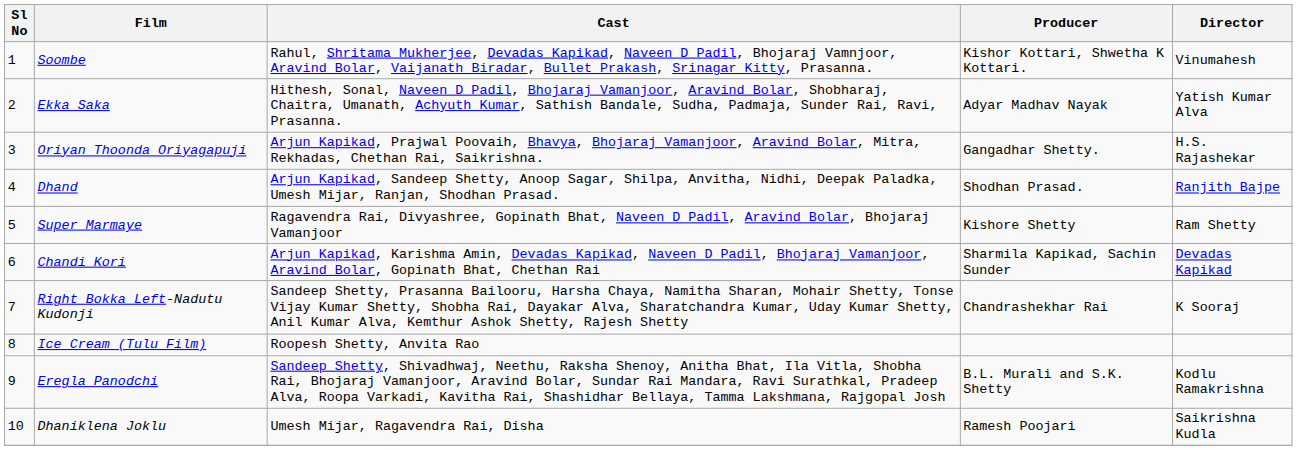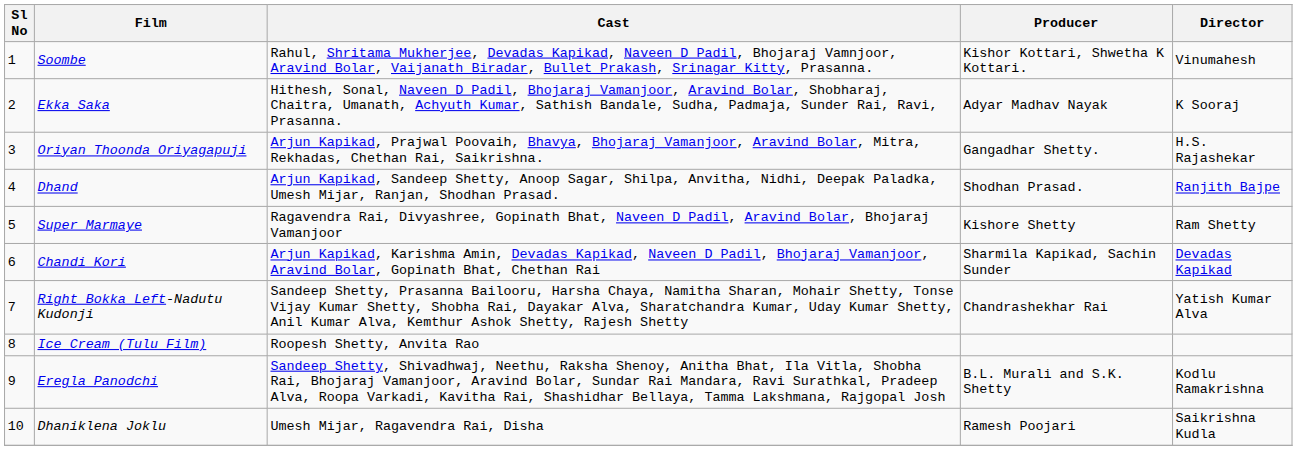(1224, 105) Yatish Kumar Alva -> (1208, 105) K Sooraj
(1208, 307) K Sooraj -> (1224, 307) Yatish Kumar Alva
